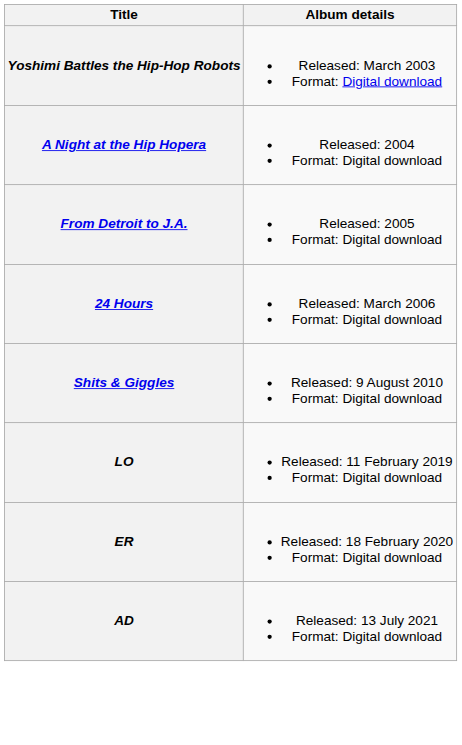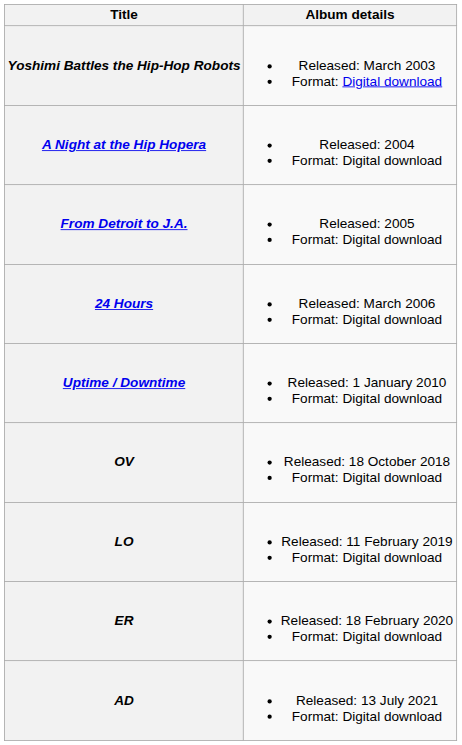+ row: (124, 383)
- row: (124, 383)
+ row: (124, 462)
